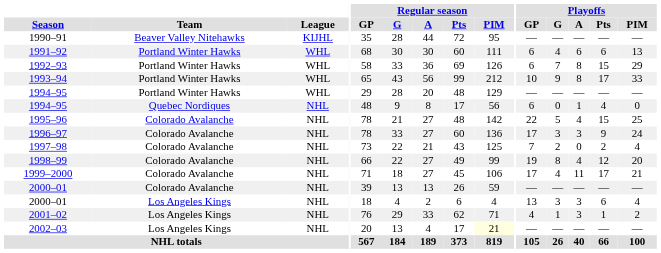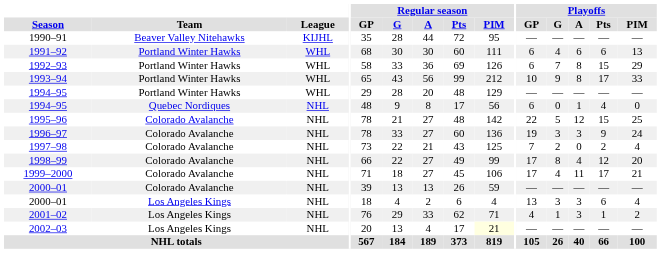(579, 119) 4 -> (579, 119) 12
(532, 133) 17 -> (532, 133) 19
(532, 160) 19 -> (532, 160) 17
